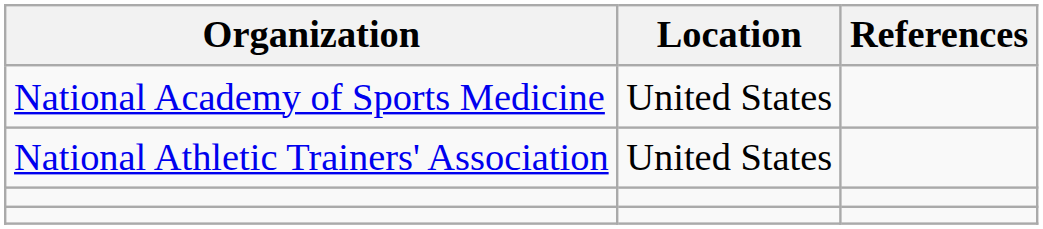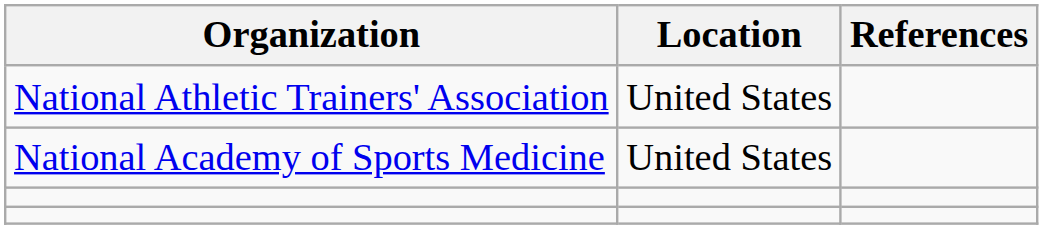rows swapped: (309, 95) <-> (311, 156)
